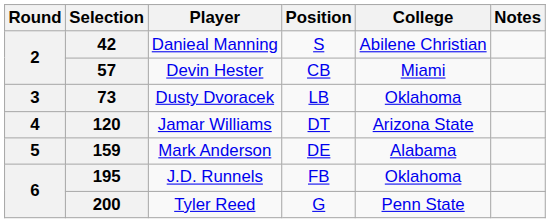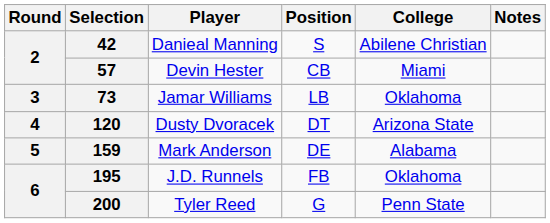(215, 97) Dusty Dvoracek -> (215, 97) Jamar Williams
(215, 124) Jamar Williams -> (215, 124) Dusty Dvoracek
